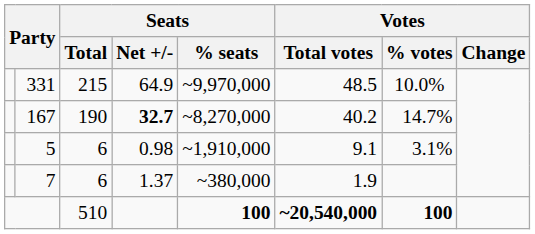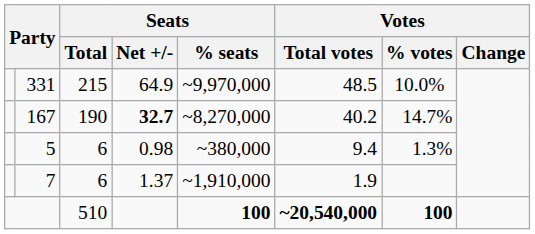(226, 149) ~1,910,000 -> (234, 149) ~380,000
(365, 149) 9.1 -> (365, 149) 9.4
(432, 149) 3.1% -> (432, 149) 1.3%
(234, 181) ~380,000 -> (226, 181) ~1,910,000
